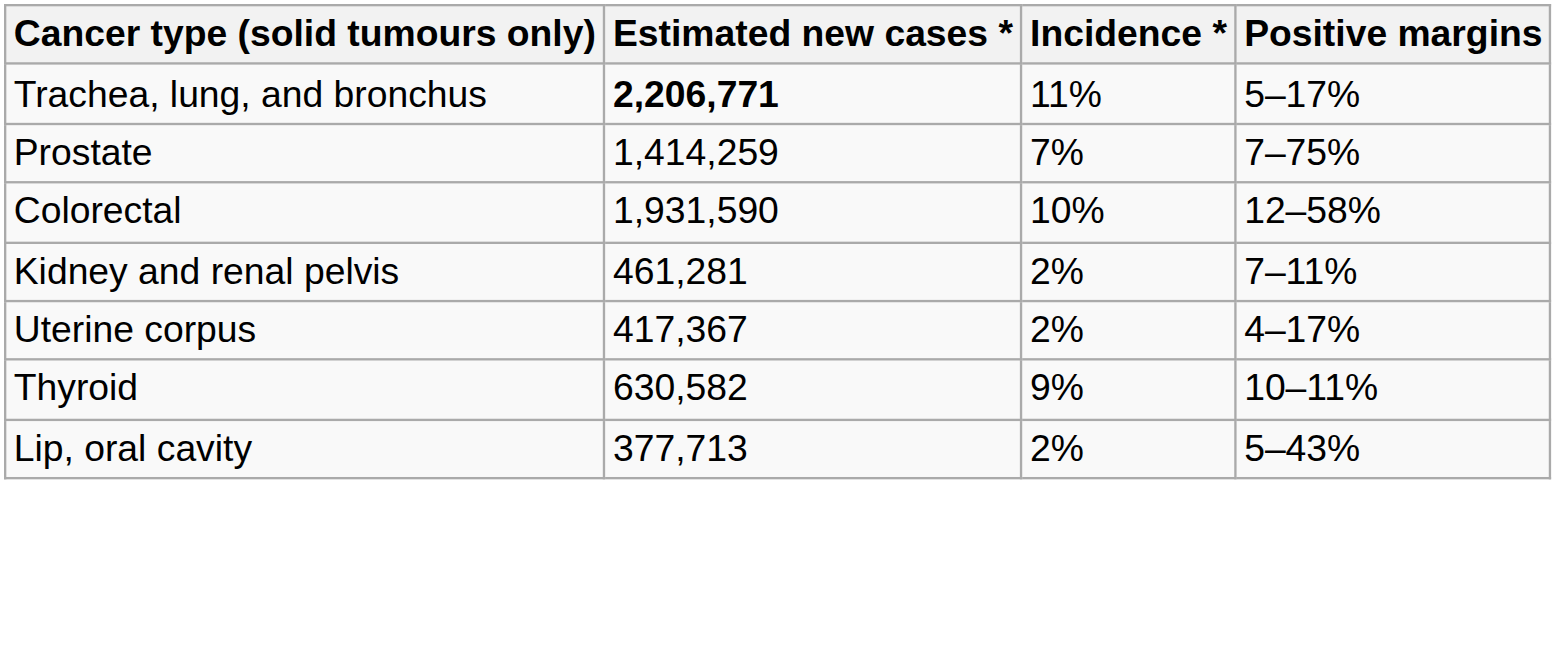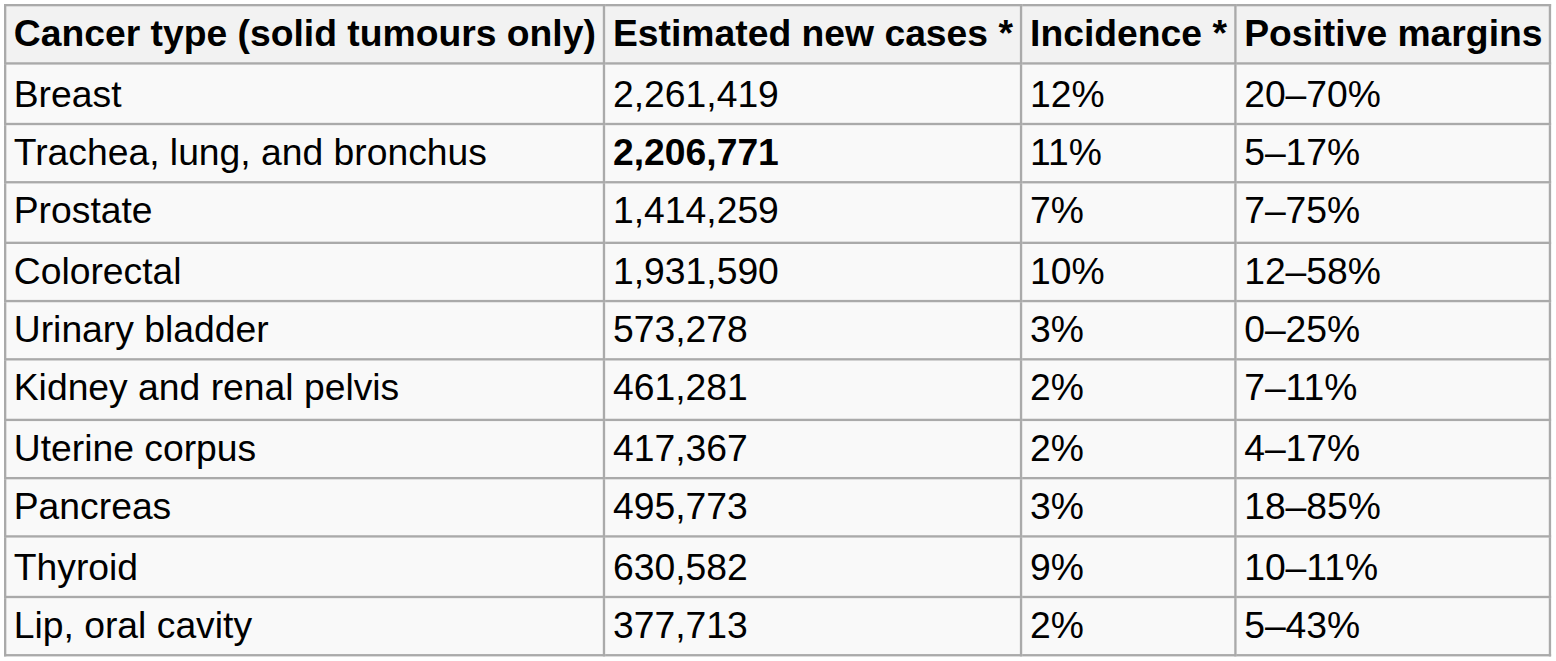+ row: (68, 93)
+ row: (141, 329)
+ row: (93, 507)
